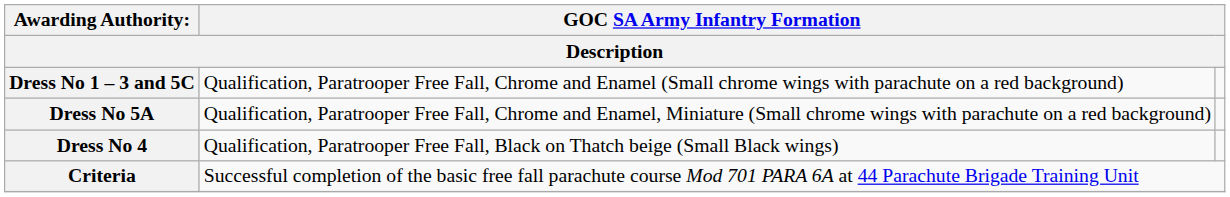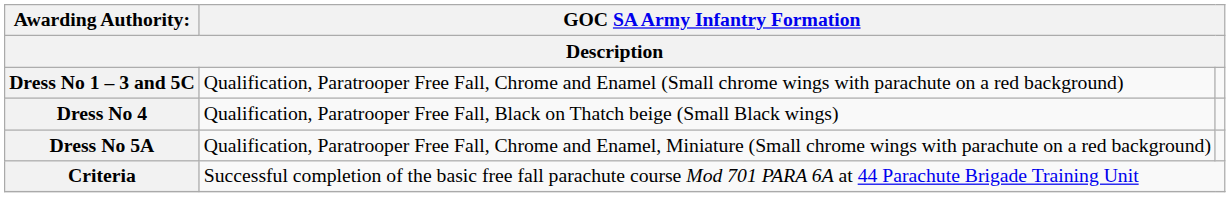rows swapped: (102, 113) <-> (102, 144)
